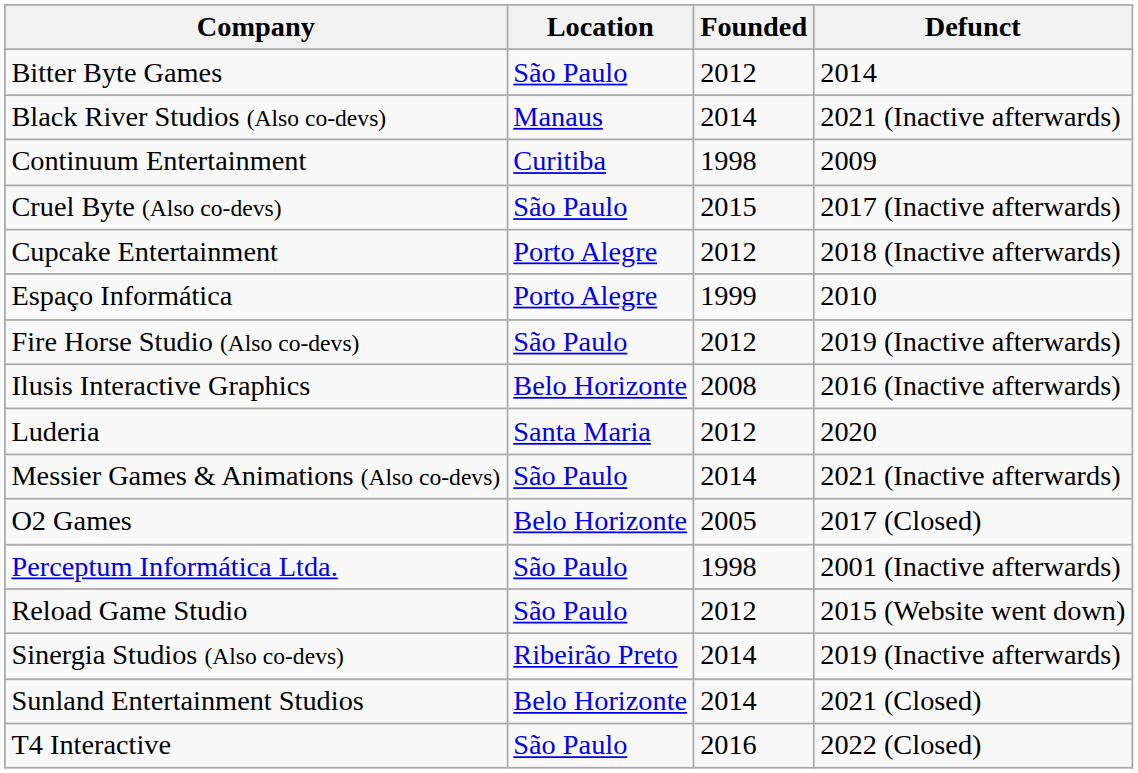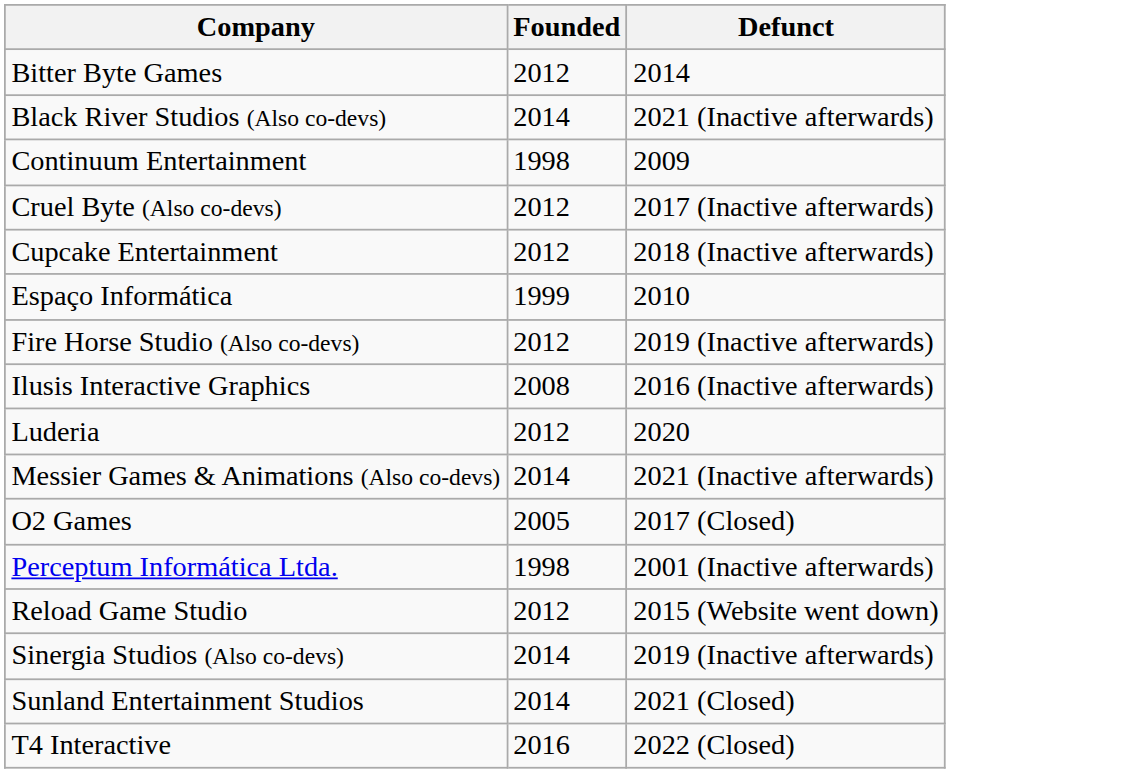- column: (600, 26)
(728, 206) 2015 -> (542, 206) 2012
